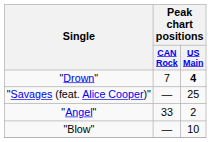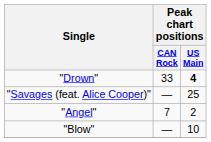(167, 78) 7 -> (167, 78) 33
(167, 112) 33 -> (167, 112) 7
